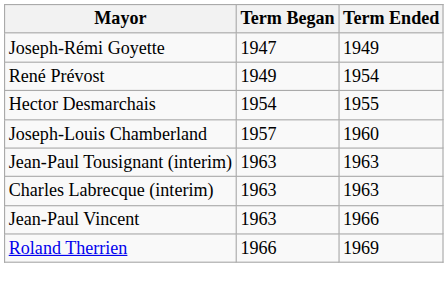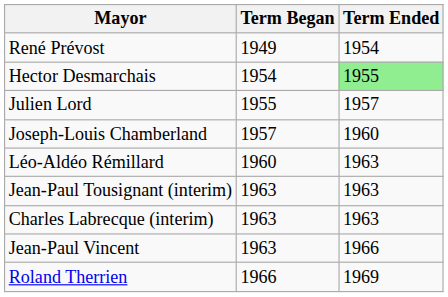- row: (87, 47)
(361, 104) no background -> (361, 76) lightgreen background
+ row: (50, 104)
+ row: (86, 162)
